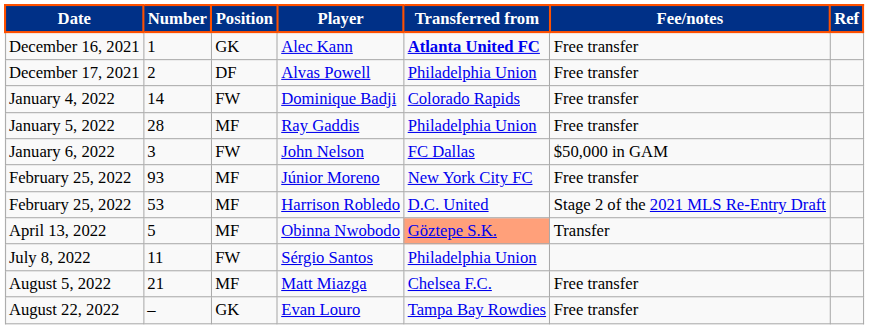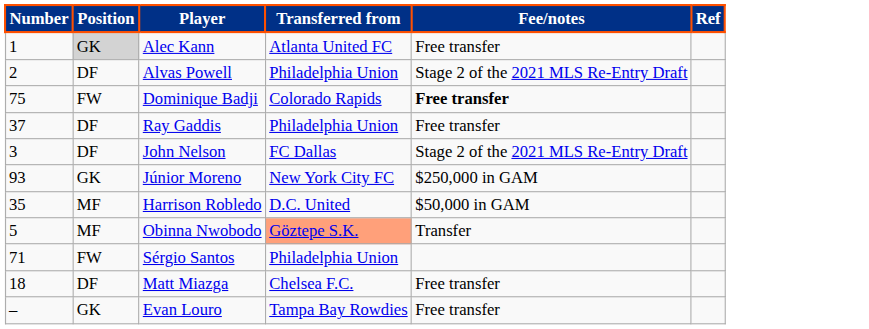- column: (74, 18)
(227, 46) no background -> (89, 46) lightgrey background
(474, 46) bold -> (331, 46) normal
(596, 72) Free transfer -> (551, 72) Stage 2 of the 2021 MLS Re-Entry Draft
(156, 98) 14 -> (17, 98) 75
(596, 98) normal -> (462, 98) bold
(156, 125) 28 -> (17, 125) 37
(227, 125) MF -> (87, 125) DF
(228, 151) FW -> (87, 151) DF
(611, 151) $50,000 in GAM -> (551, 151) Stage 2 of the 2021 MLS Re-Entry Draft
(227, 178) MF -> (89, 178) GK
(596, 178) Free transfer -> (477, 178) $250,000 in GAM
(156, 204) 53 -> (17, 204) 35
(690, 204) Stage 2 of the 2021 MLS Re-Entry Draft -> (472, 204) $50,000 in GAM
(155, 257) 11 -> (17, 257) 71
(156, 283) 21 -> (17, 283) 18
(227, 283) MF -> (87, 283) DF
